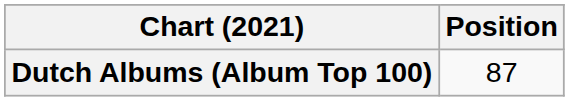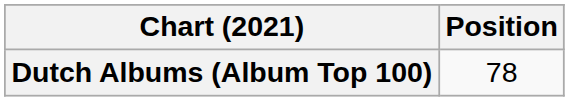(502, 72) 87 -> (502, 72) 78
